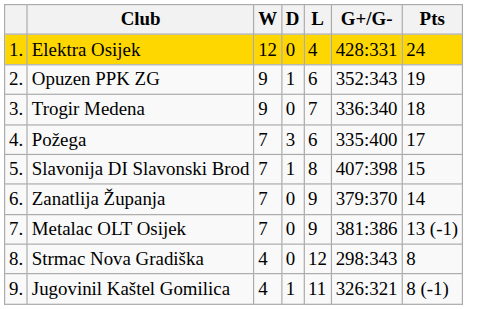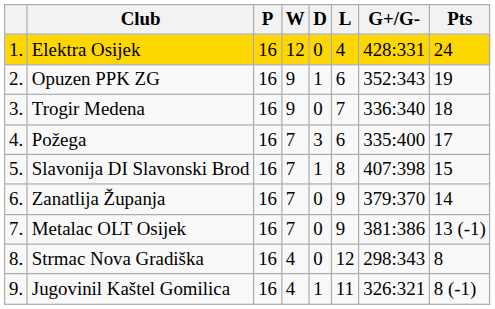+ column: (268, 19)
